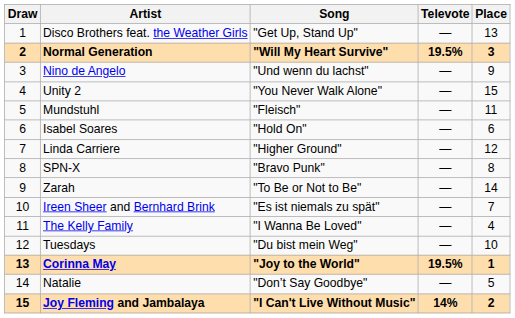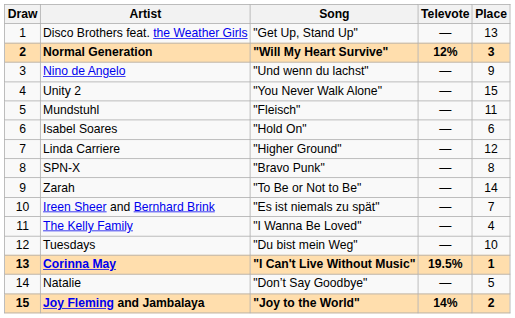(445, 52) 19.5% -> (445, 52) 12%
(307, 264) "Joy to the World" -> (334, 264) "I Can't Live Without Music"
(334, 303) "I Can't Live Without Music" -> (307, 303) "Joy to the World"
